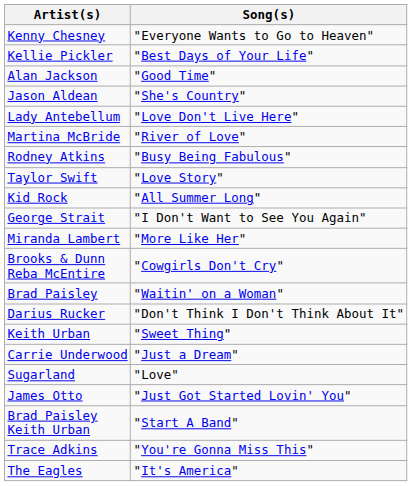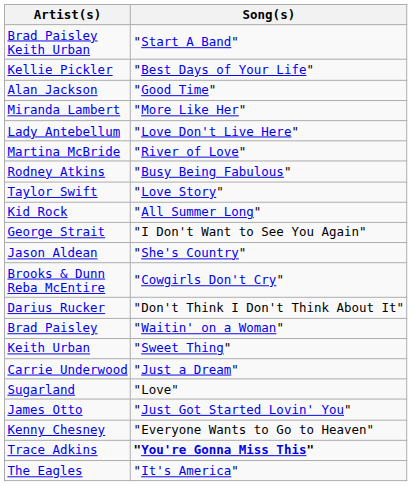rows swapped: (53, 423) <-> (56, 35)
rows swapped: (64, 238) <-> (53, 96)
rows swapped: (56, 314) <-> (53, 293)
(224, 450) normal -> (224, 450) bold
